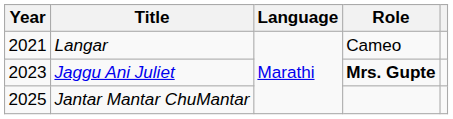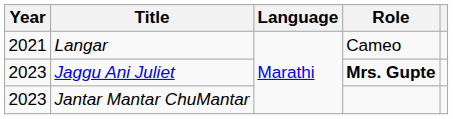(28, 99) 2025 -> (28, 99) 2023
